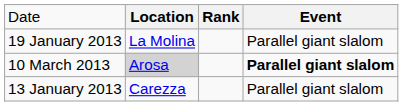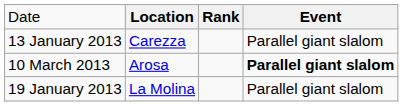rows swapped: (65, 41) <-> (65, 89)
(149, 65) lightgrey background -> (149, 65) no background
